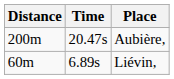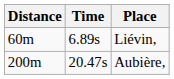rows swapped: (135, 62) <-> (140, 39)
